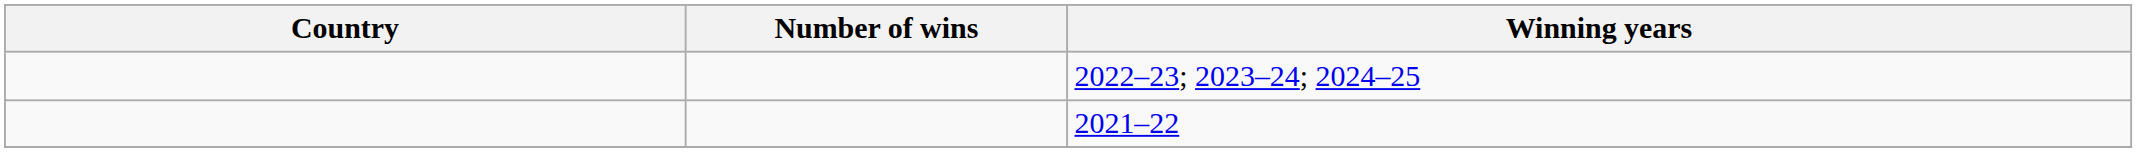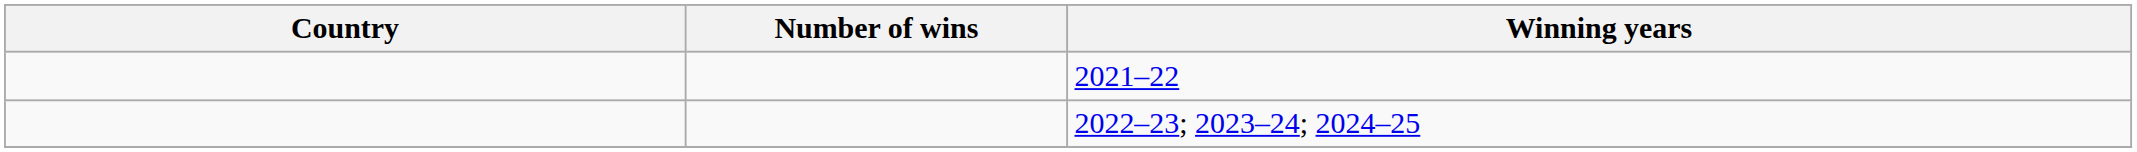rows swapped: (1247, 75) <-> (1127, 123)
